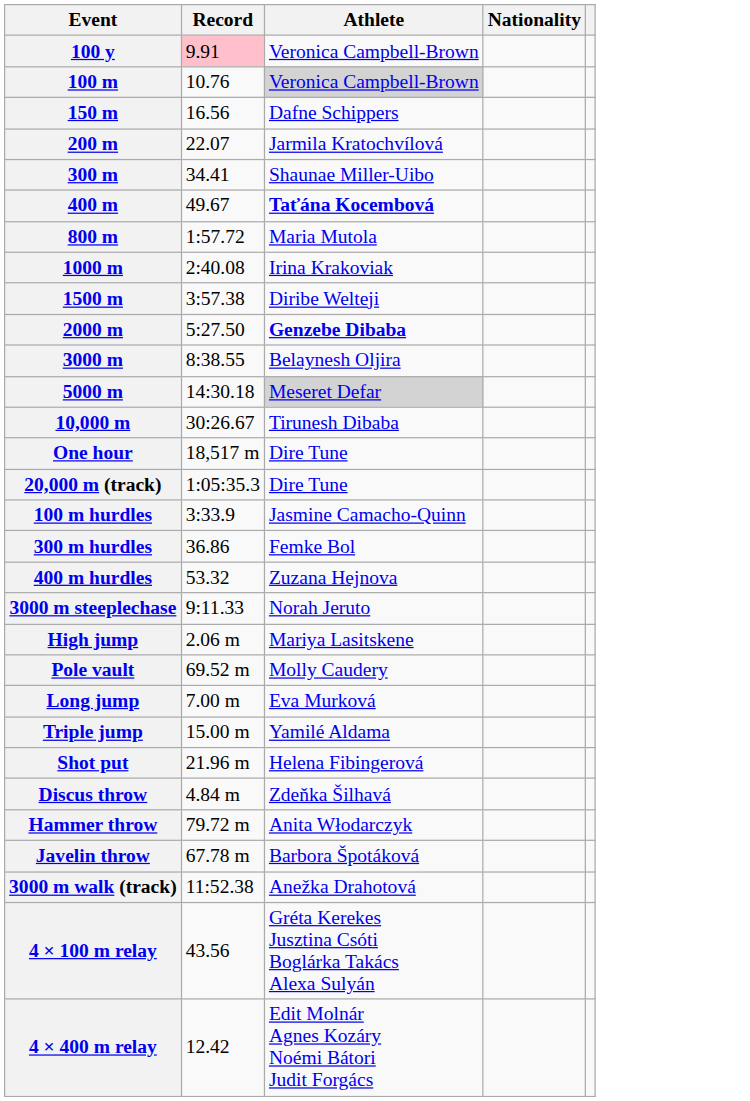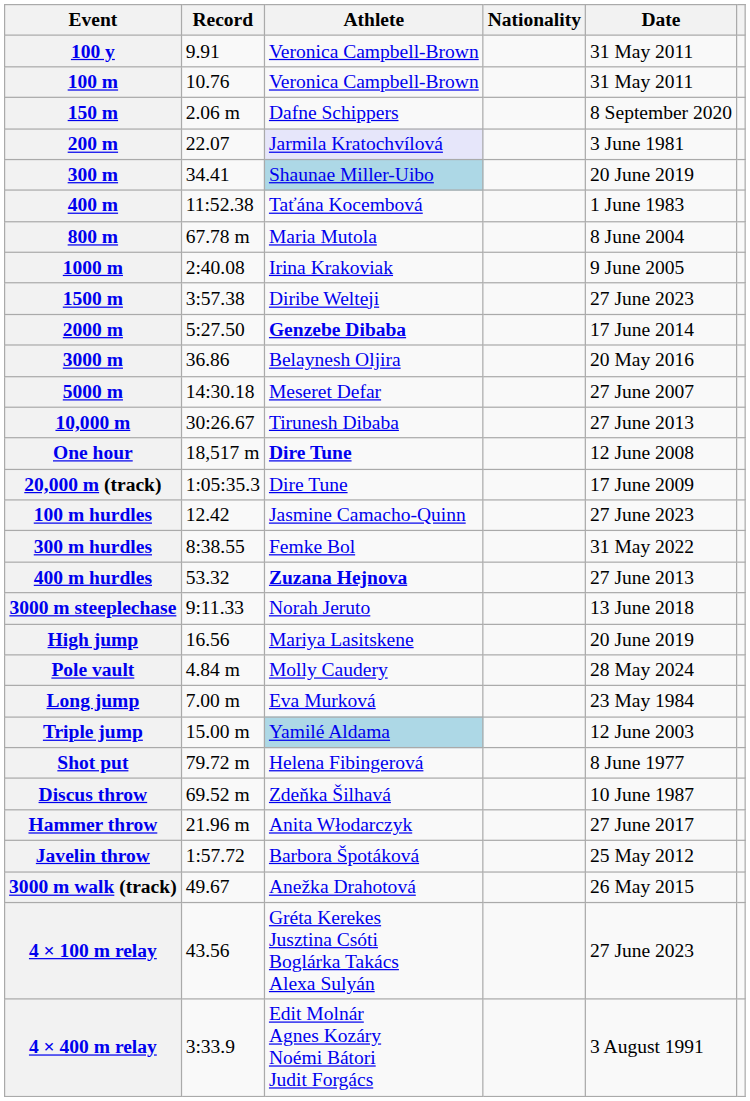+ column: (661, 19)
(203, 50) pink background -> (203, 50) no background
(374, 81) lightgrey background -> (374, 81) no background
(208, 112) 16.56 -> (213, 112) 2.06 m
(356, 143) no background -> (356, 143) lavender background
(351, 174) no background -> (351, 174) lightblue background
(208, 205) 49.67 -> (220, 205) 11:52.38
(351, 205) bold -> (346, 205) normal
(215, 236) 1:57.72 -> (218, 236) 67.78 m
(215, 360) 8:38.55 -> (208, 360) 36.86
(325, 391) lightgrey background -> (325, 391) no background
(308, 453) normal -> (310, 453) bold
(210, 515) 3:33.9 -> (208, 515) 12.42
(208, 546) 36.86 -> (215, 546) 8:38.55
(333, 577) normal -> (338, 577) bold
(213, 639) 2.06 m -> (208, 639) 16.56
(218, 670) 69.52 m -> (213, 670) 4.84 m
(329, 732) no background -> (329, 732) lightblue background
(218, 762) 21.96 m -> (218, 762) 79.72 m
(213, 793) 4.84 m -> (218, 793) 69.52 m
(218, 824) 79.72 m -> (218, 824) 21.96 m
(218, 855) 67.78 m -> (215, 855) 1:57.72
(220, 886) 11:52.38 -> (208, 886) 49.67
(208, 1047) 12.42 -> (210, 1047) 3:33.9
